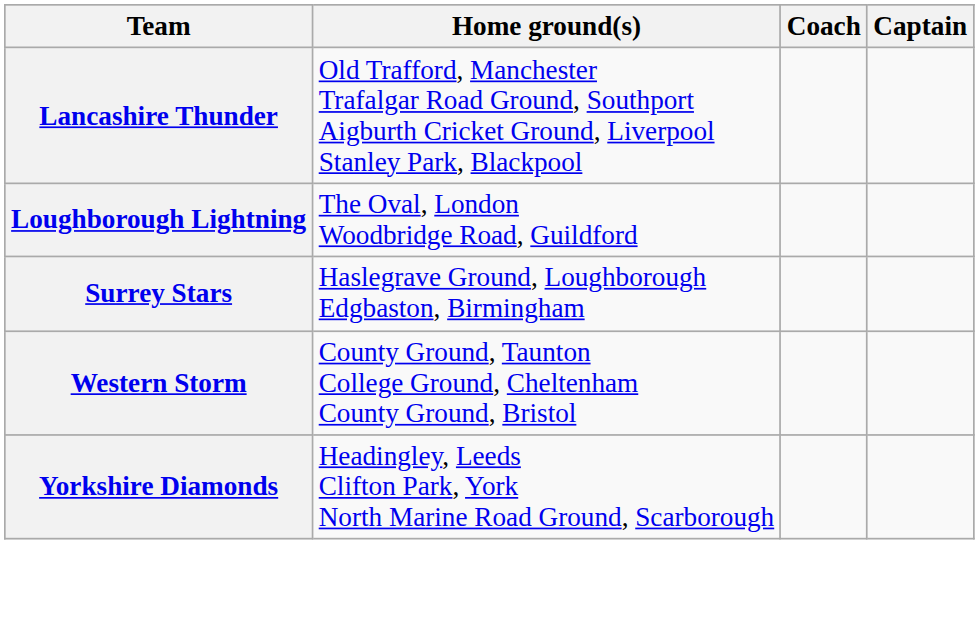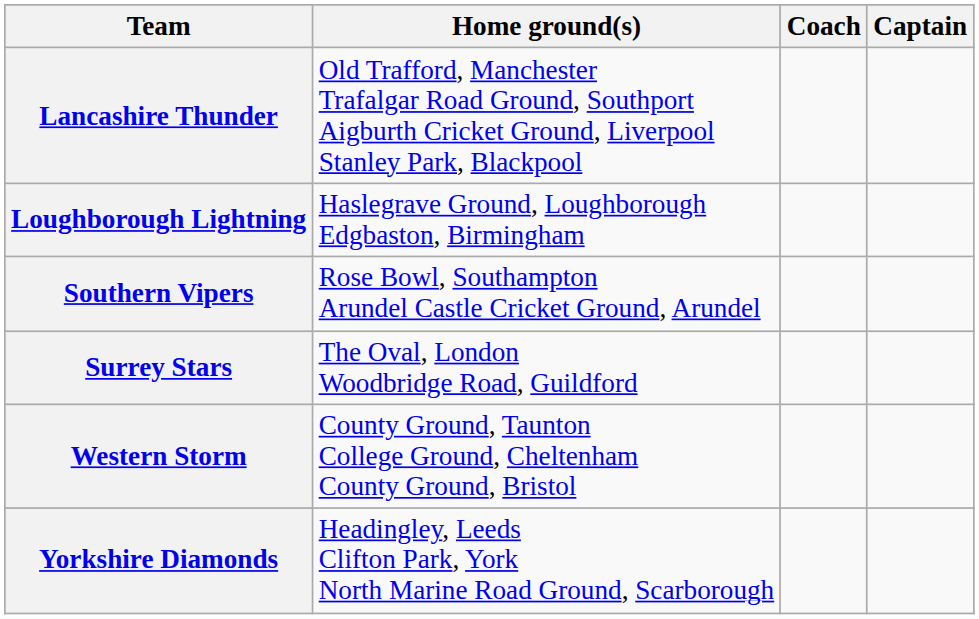(478, 219) The Oval, London Woodbridge Road, Guildford -> (512, 219) Haslegrave Ground, Loughborough Edgbaston, Birmingham
+ row: (159, 293)
(512, 293) Haslegrave Ground, Loughborough Edgbaston, Birmingham -> (478, 366) The Oval, London Woodbridge Road, Guildford
